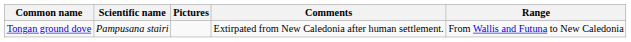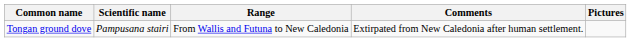columns swapped: (536, 12) <-> (191, 12)
